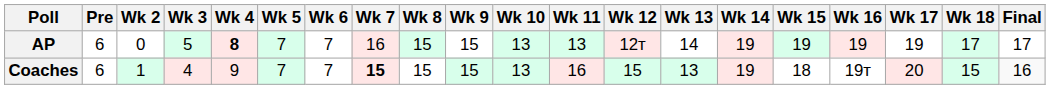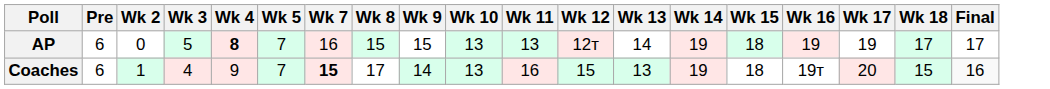- column: (328, 17)
(802, 44) 19 -> (755, 44) 18
(422, 71) 15 -> (375, 71) 17
(469, 71) 15 -> (422, 71) 14
